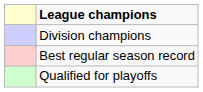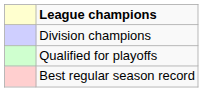rows swapped: (98, 76) <-> (117, 55)
